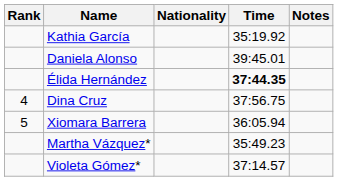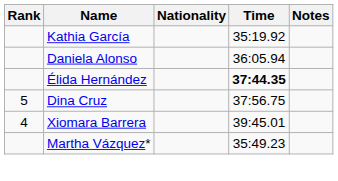(259, 58) 39:45.01 -> (259, 58) 36:05.94
(24, 101) 4 -> (24, 101) 5
(24, 122) 5 -> (24, 122) 4
(259, 122) 36:05.94 -> (259, 122) 39:45.01
- row: (94, 165)
